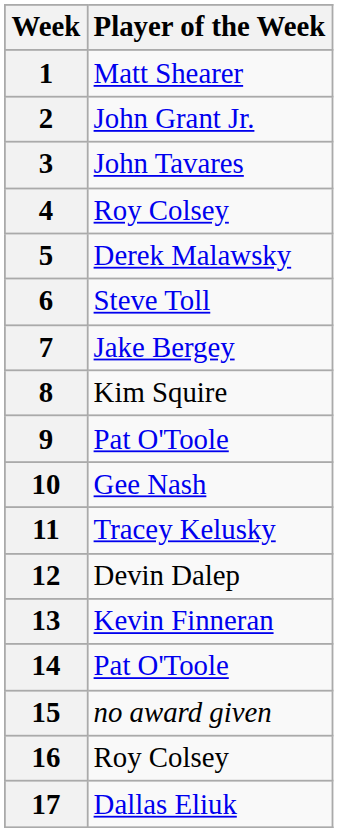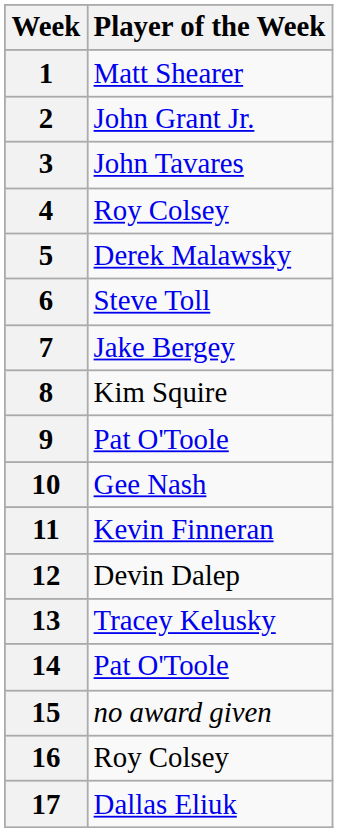(185, 529) Tracey Kelusky -> (184, 529) Kevin Finneran
(184, 621) Kevin Finneran -> (185, 621) Tracey Kelusky
